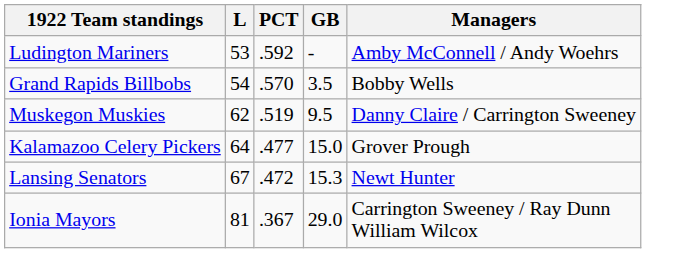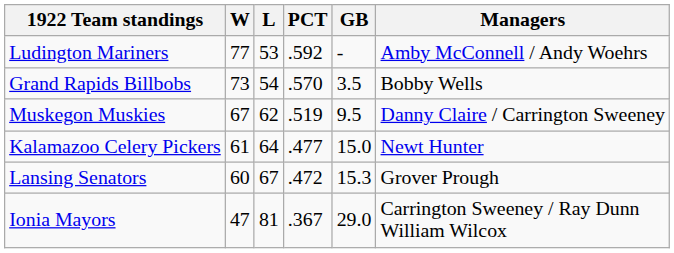+ column: (240, 20)
(411, 146) Grover Prough -> (432, 146) Newt Hunter
(403, 177) Newt Hunter -> (440, 177) Grover Prough
